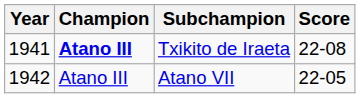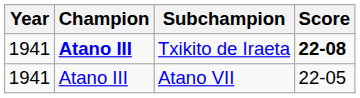(322, 48) normal -> (322, 48) bold
(30, 78) 1942 -> (30, 78) 1941
